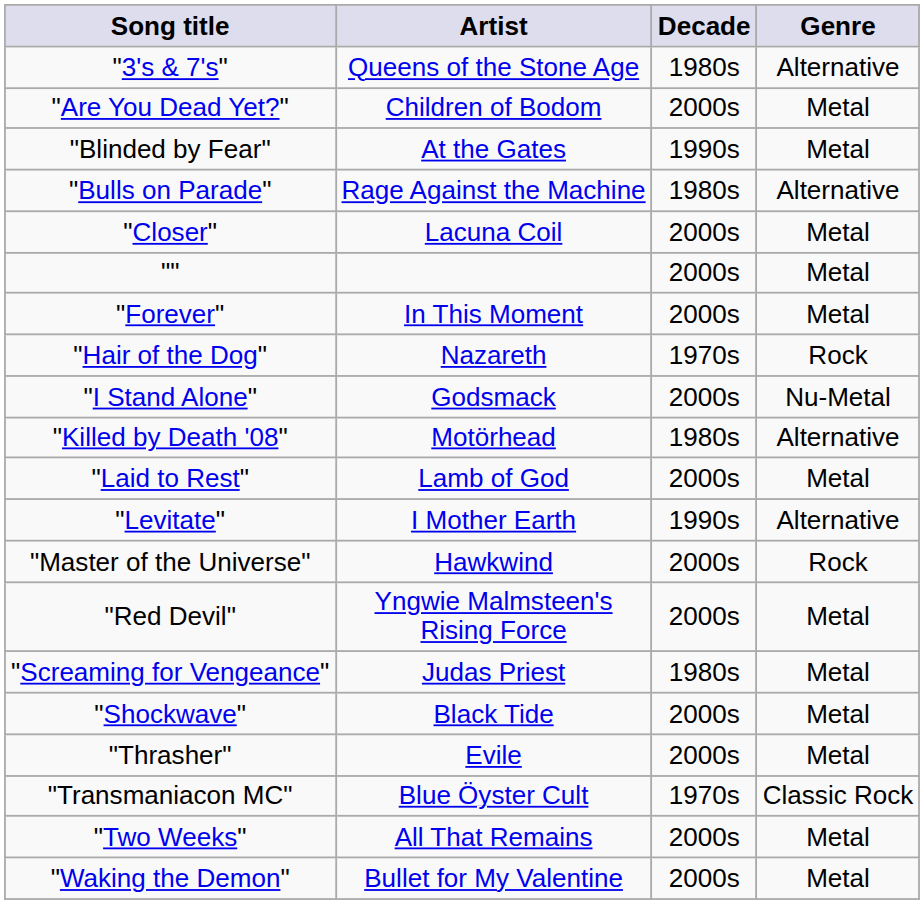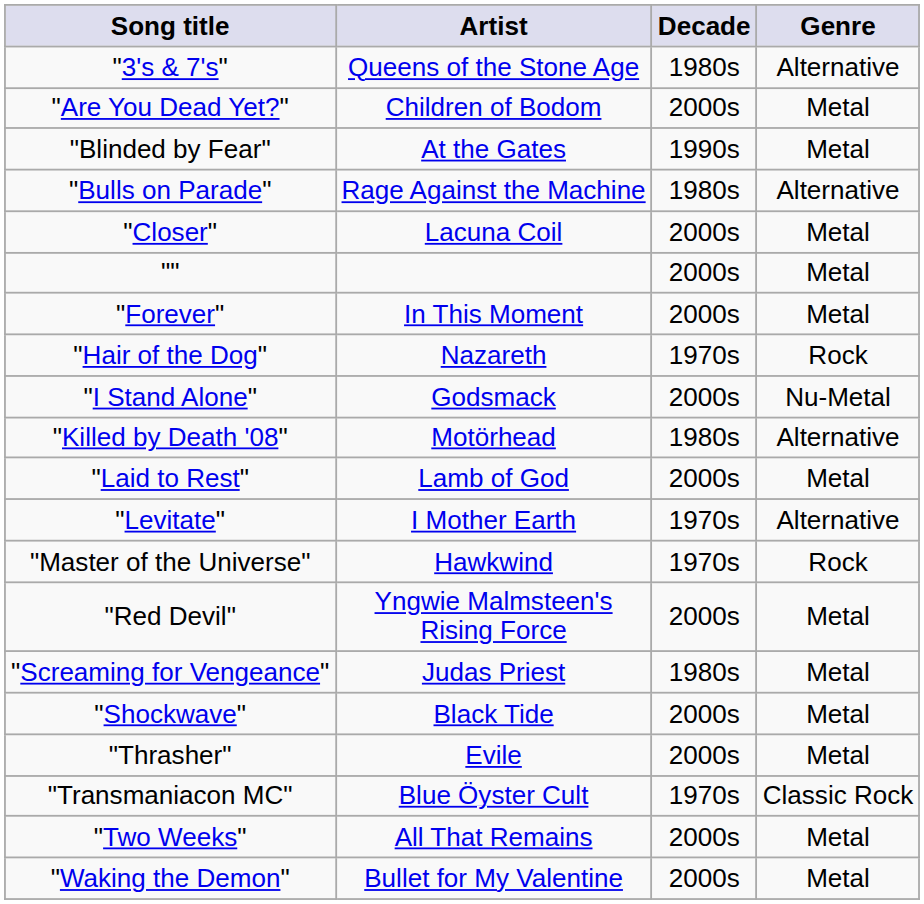(704, 520) 1990s -> (704, 520) 1970s
(704, 561) 2000s -> (704, 561) 1970s
